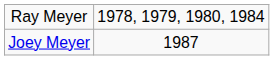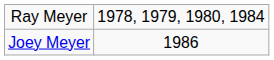(181, 42) 1987 -> (181, 42) 1986
